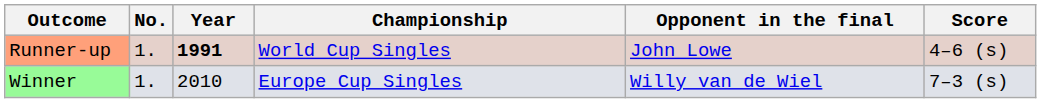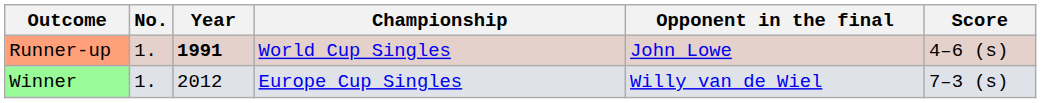(200, 82) 2010 -> (200, 82) 2012
